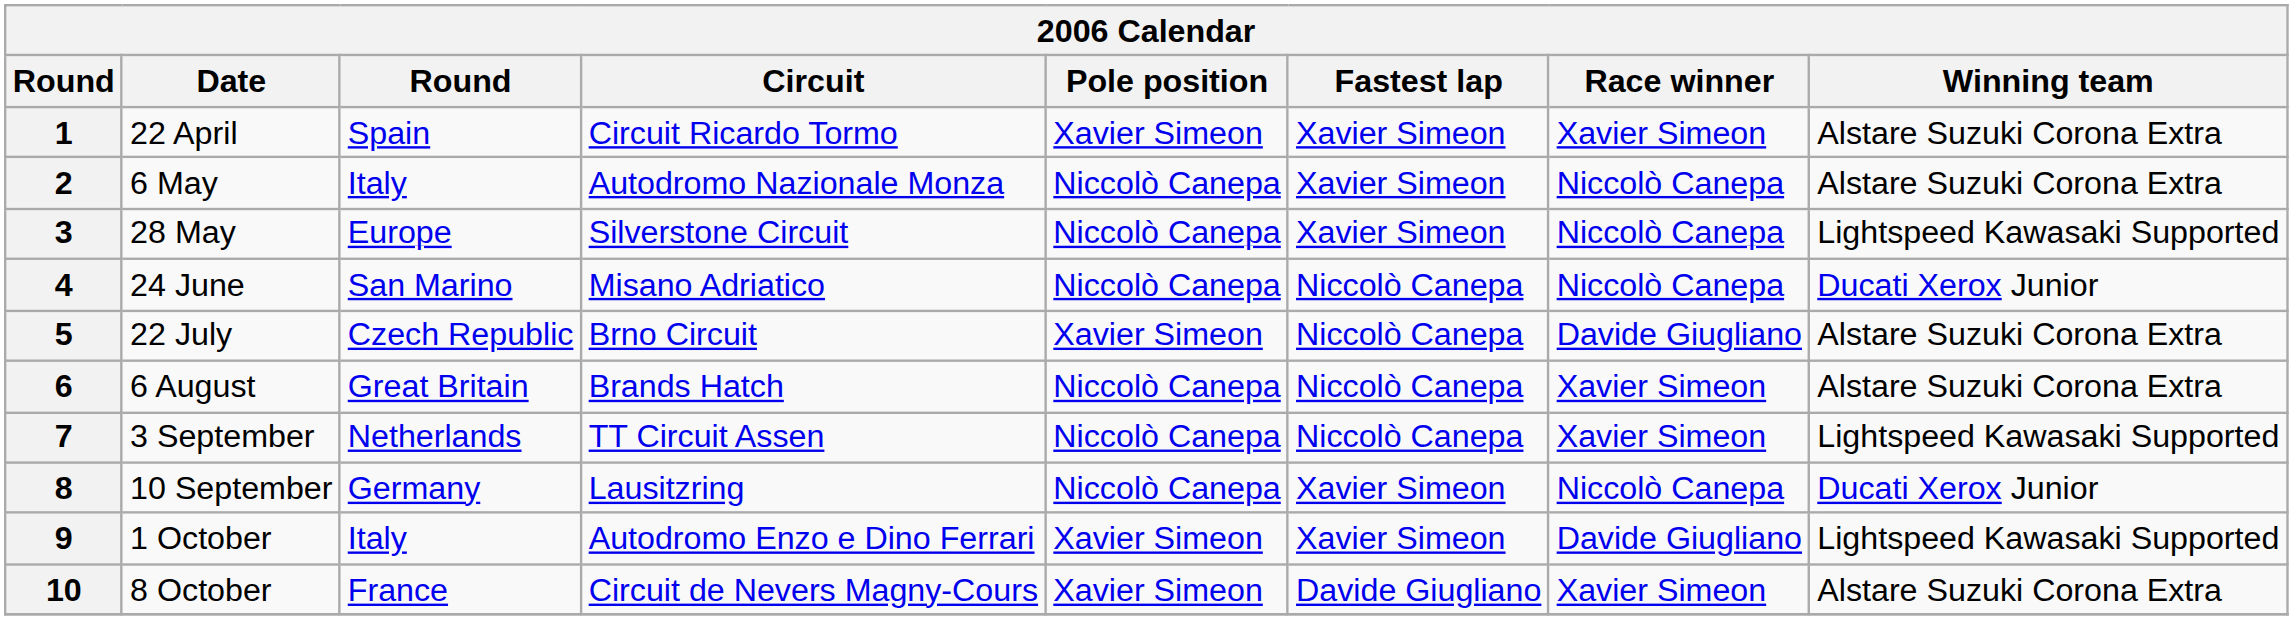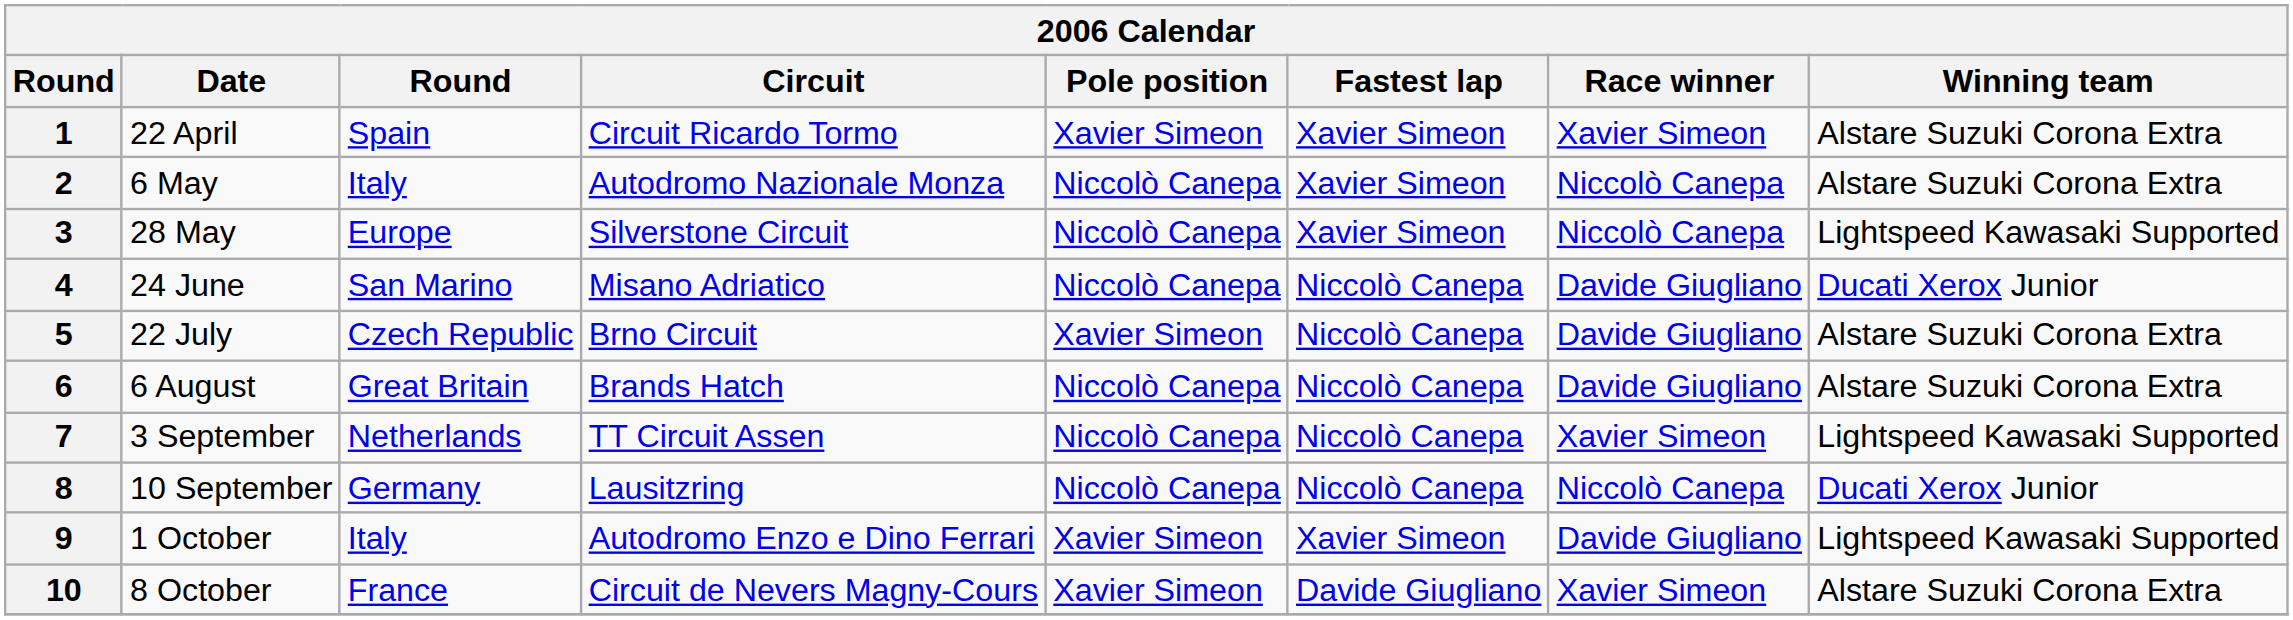(1670, 284) Niccolò Canepa -> (1679, 284) Davide Giugliano
(1661, 386) Xavier Simeon -> (1679, 386) Davide Giugliano
(1401, 487) Xavier Simeon -> (1410, 487) Niccolò Canepa
